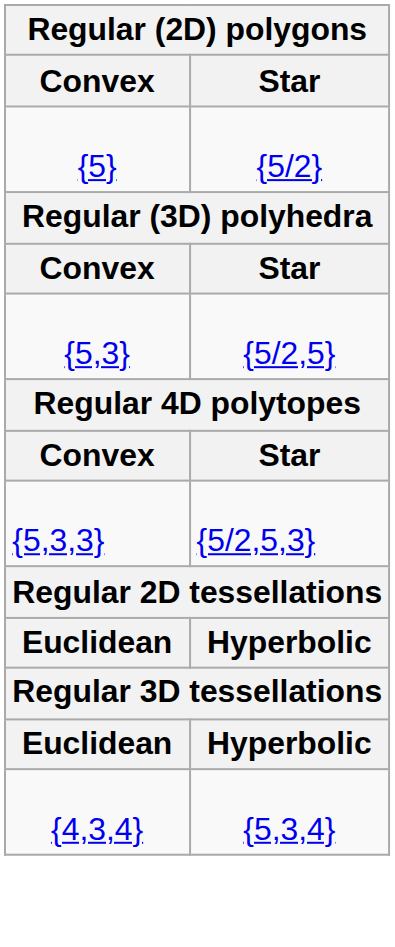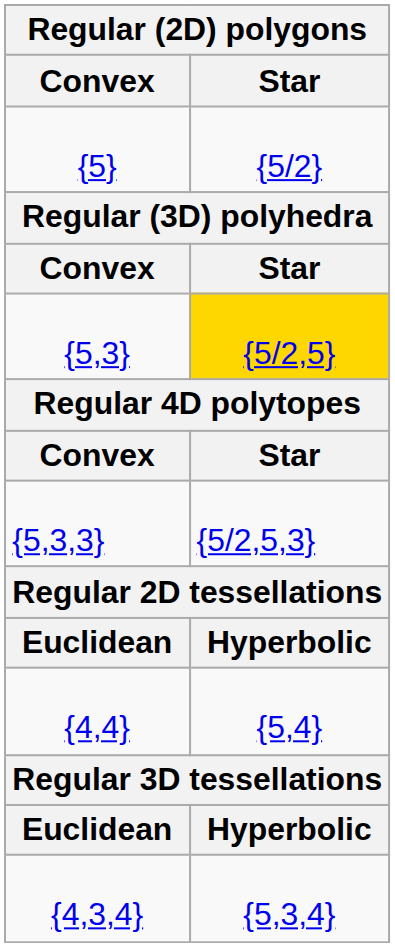(289, 353) no background -> (289, 353) gold background
+ row: (97, 728)
